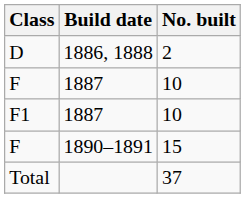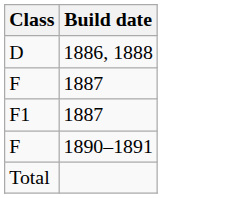- column: (199, 20)
